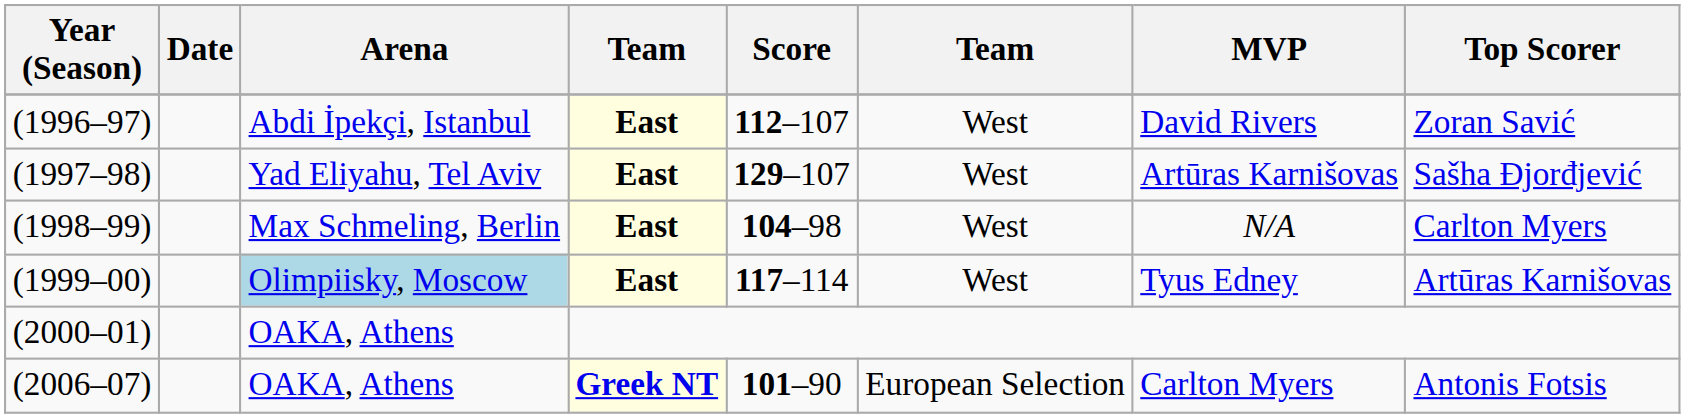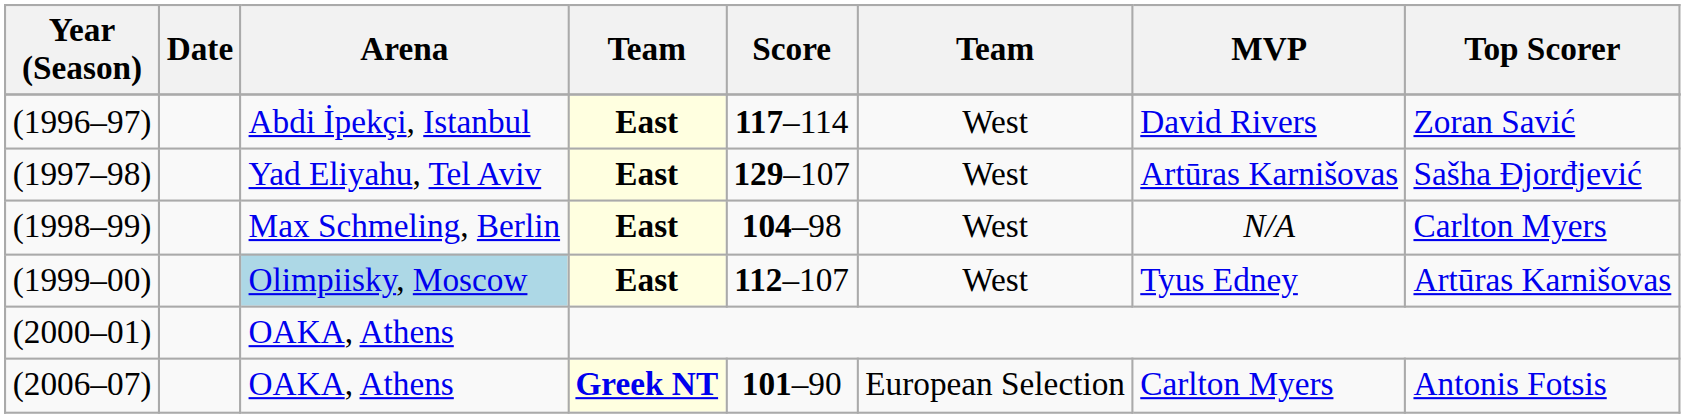(792, 121) 112–107 -> (792, 121) 117–114
(792, 279) 117–114 -> (792, 279) 112–107
